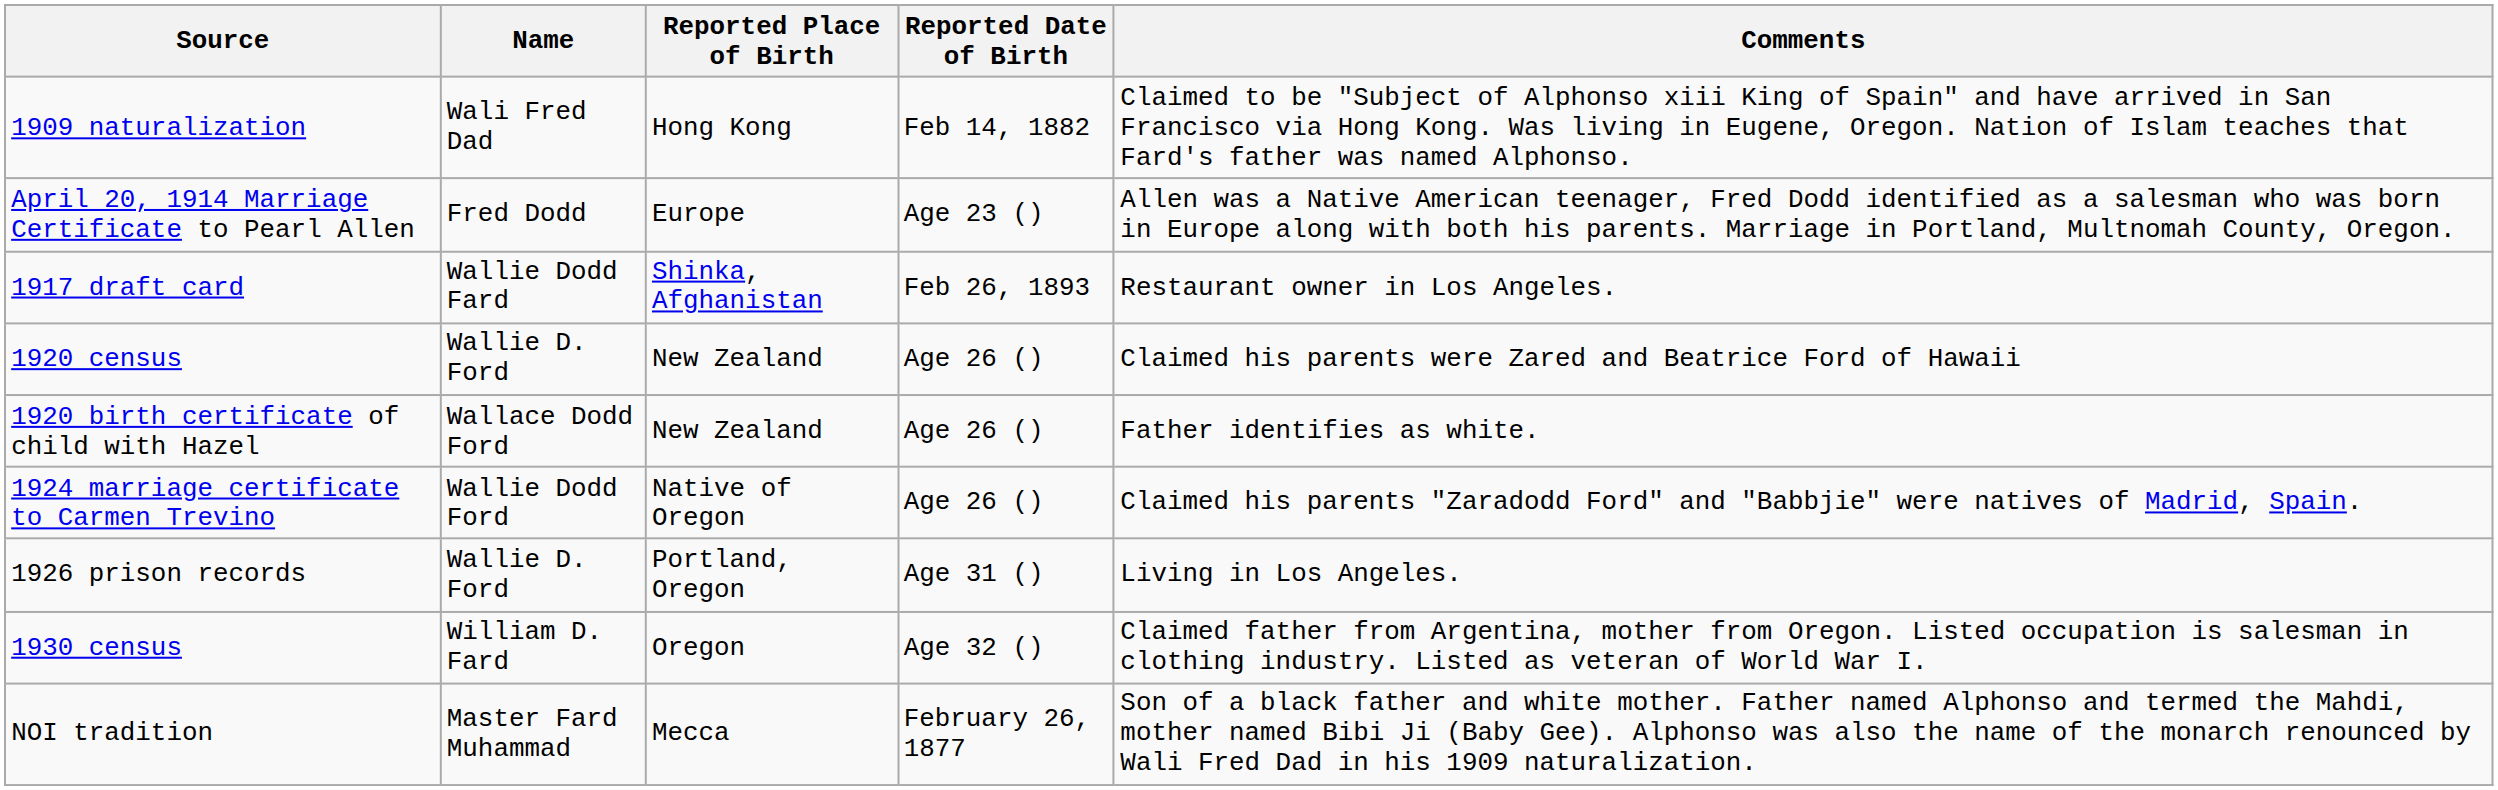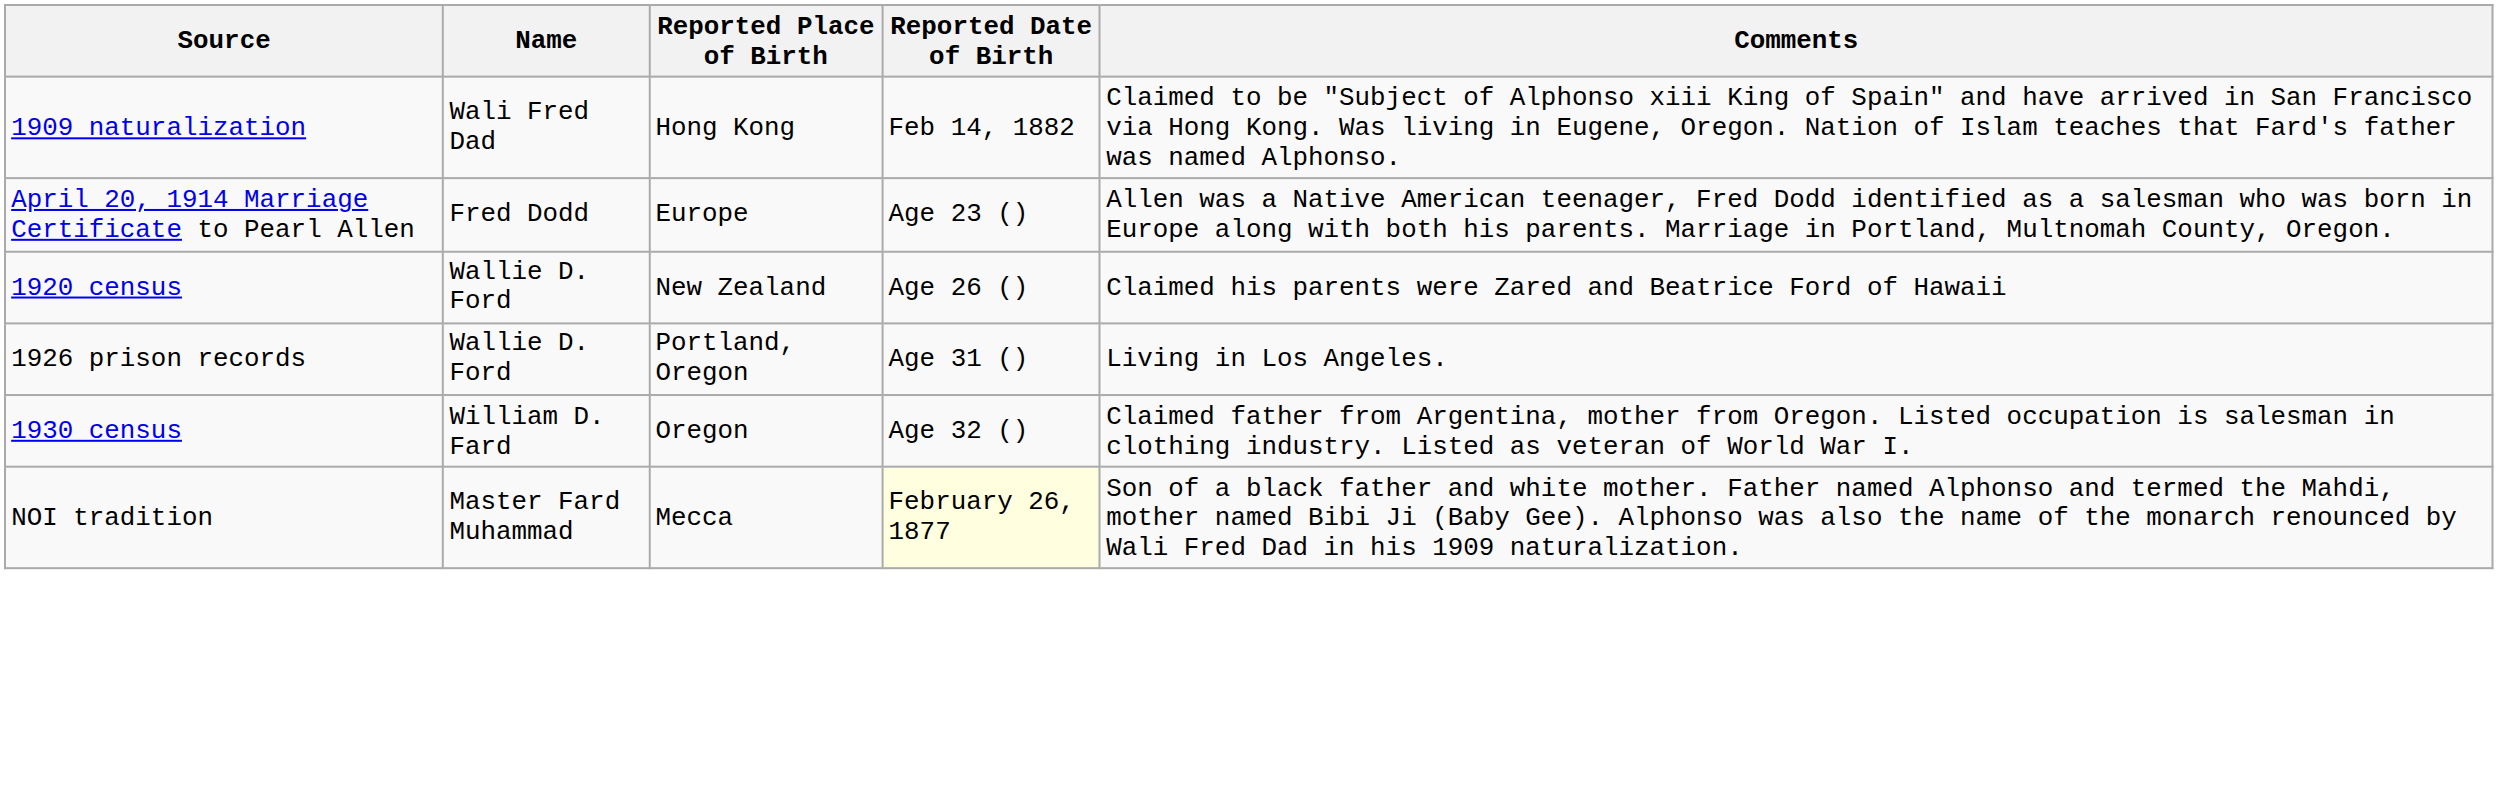- row: (128, 287)
- row: (205, 431)
- row: (205, 503)
(997, 734) no background -> (982, 518) lightyellow background
